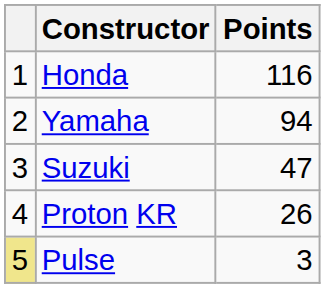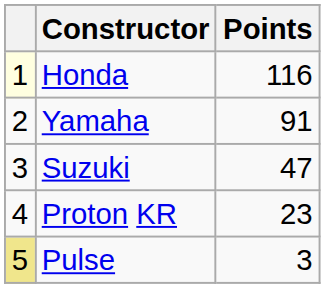(20, 75) no background -> (20, 75) lightyellow background
(296, 121) 94 -> (296, 121) 91
(296, 214) 26 -> (296, 214) 23
